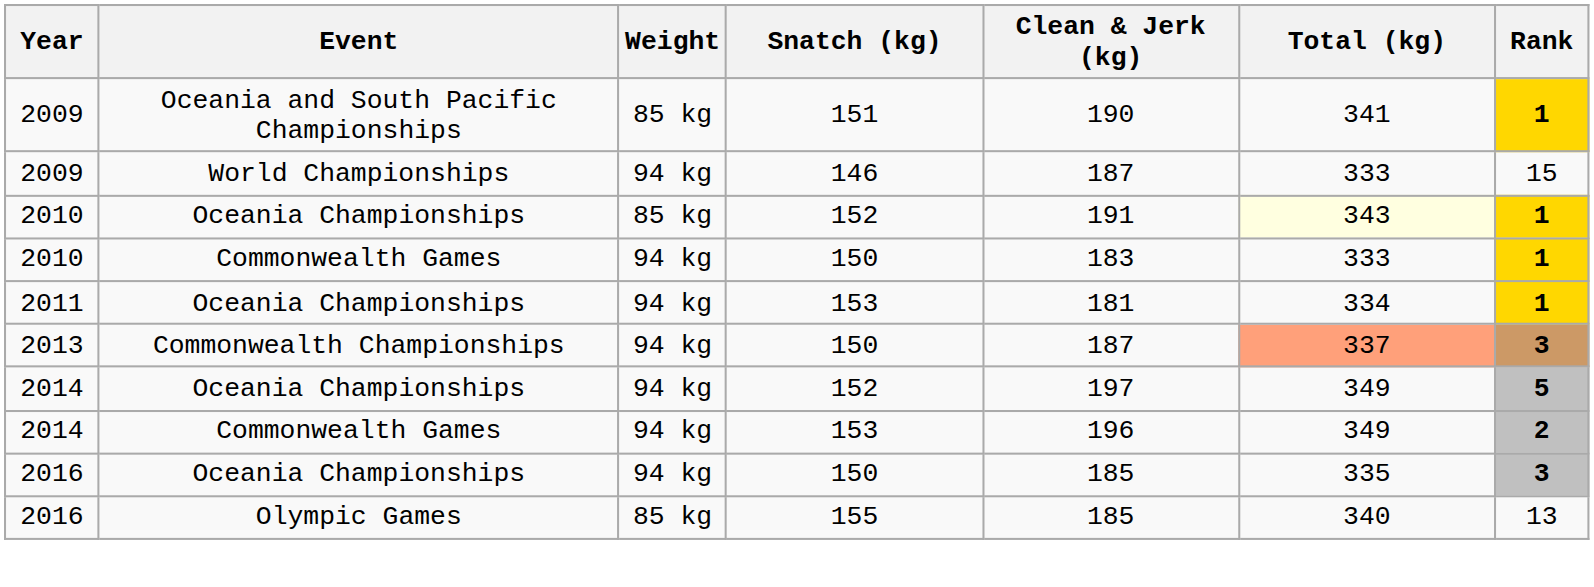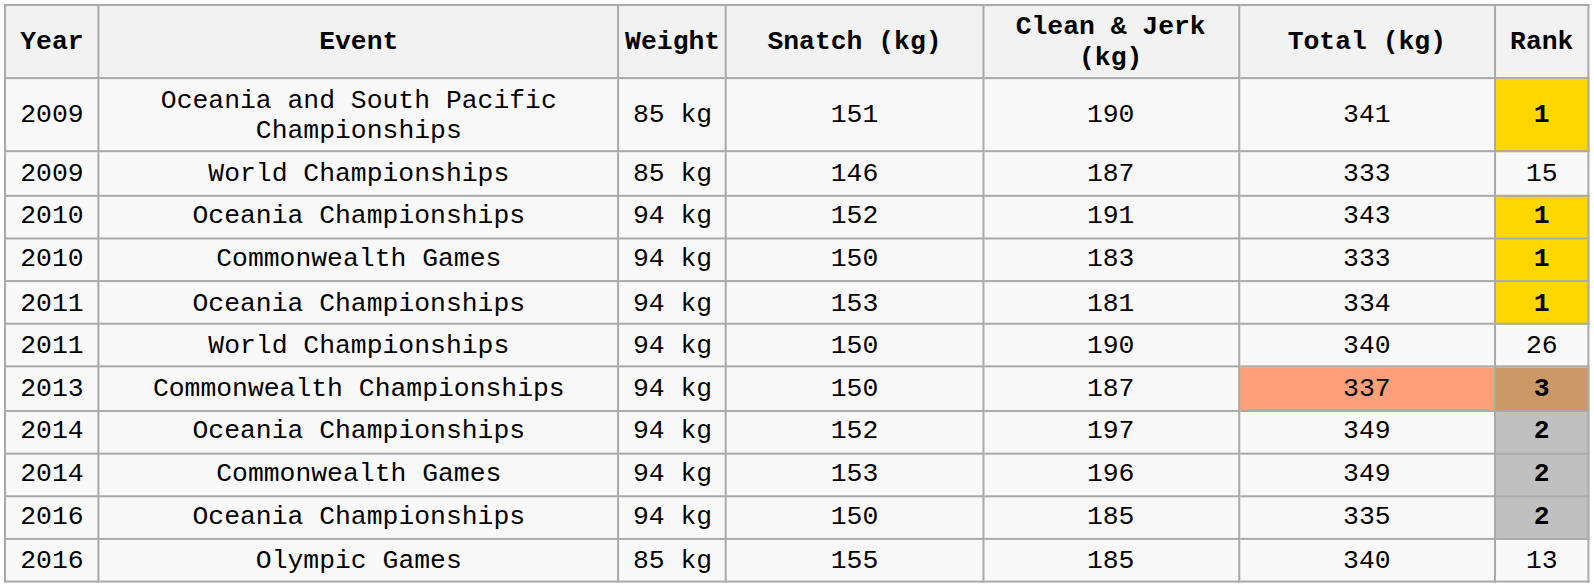(673, 173) 94 kg -> (673, 173) 85 kg
(673, 216) 85 kg -> (673, 216) 94 kg
(1367, 216) lightyellow background -> (1367, 216) no background
+ row: (52, 345)
(1542, 388) 5 -> (1542, 432) 2
(1542, 475) 3 -> (1542, 518) 2
